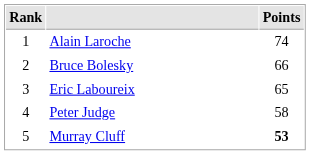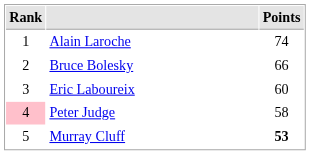(282, 89) 65 -> (282, 89) 60
(26, 113) no background -> (26, 113) pink background
